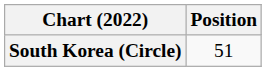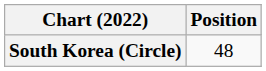(224, 50) 51 -> (224, 50) 48
